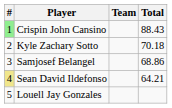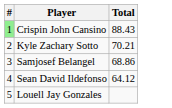- column: (124, 12)
(153, 45) 70.18 -> (123, 45) 70.21
(9, 78) khaki background -> (9, 78) no background
(153, 78) 64.21 -> (123, 78) 64.12
